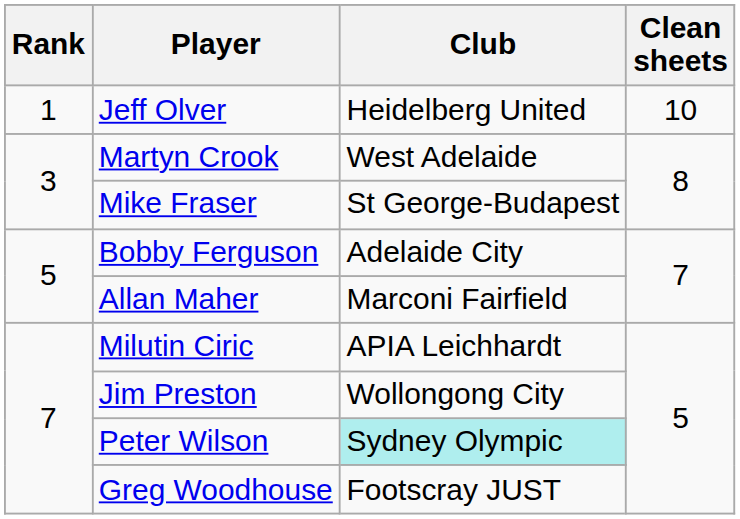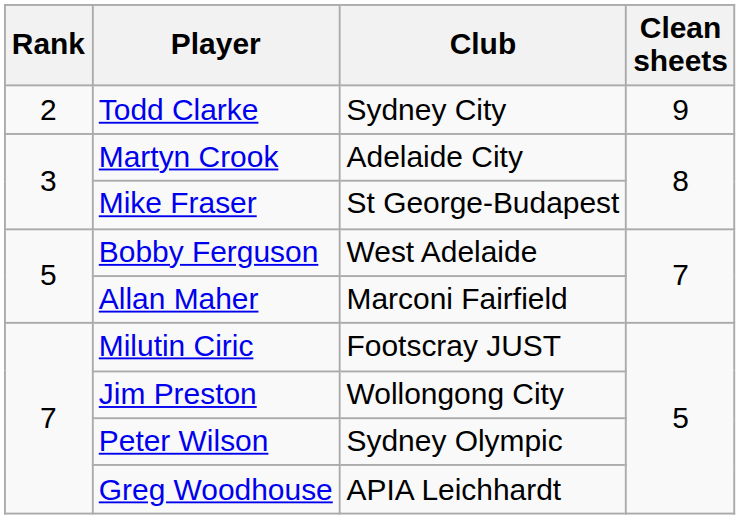- row: (163, 109)
+ row: (179, 109)
(442, 156) West Adelaide -> (435, 156) Adelaide City
(435, 251) Adelaide City -> (442, 251) West Adelaide
(454, 346) APIA Leichhardt -> (454, 346) Footscray JUST
(455, 441) paleturquoise background -> (455, 441) no background
(454, 488) Footscray JUST -> (454, 488) APIA Leichhardt
